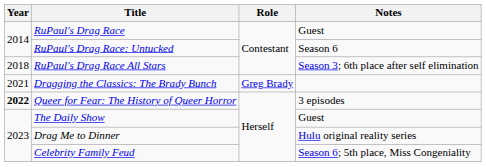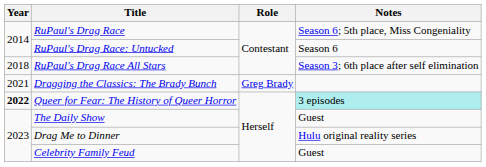(311, 30) Guest -> (384, 30) Season 6; 5th place, Miss Congeniality
(321, 100) no background -> (321, 100) paleturquoise background
(384, 153) Season 6; 5th place, Miss Congeniality -> (311, 153) Guest
